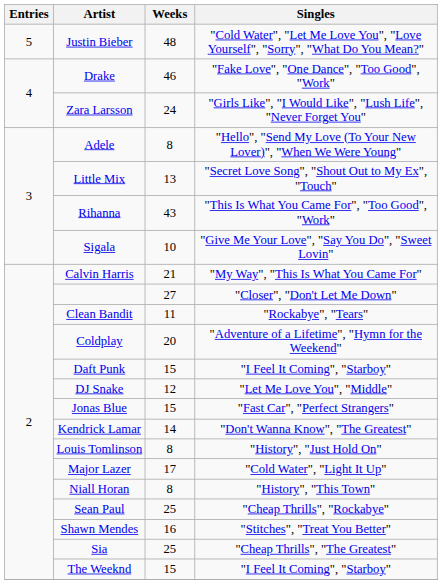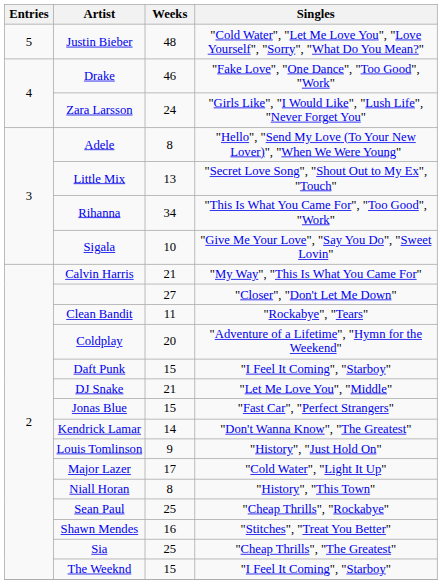(170, 213) 43 -> (170, 213) 34
(170, 388) 12 -> (170, 388) 21
(170, 449) 8 -> (170, 449) 9
